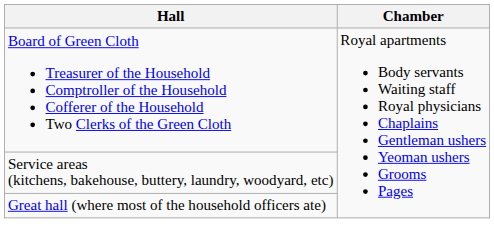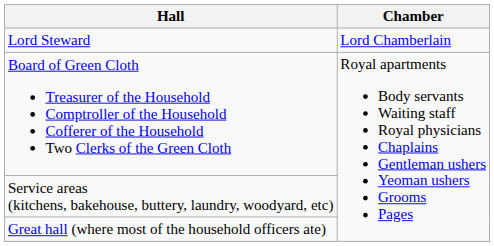+ row: (49, 40)
